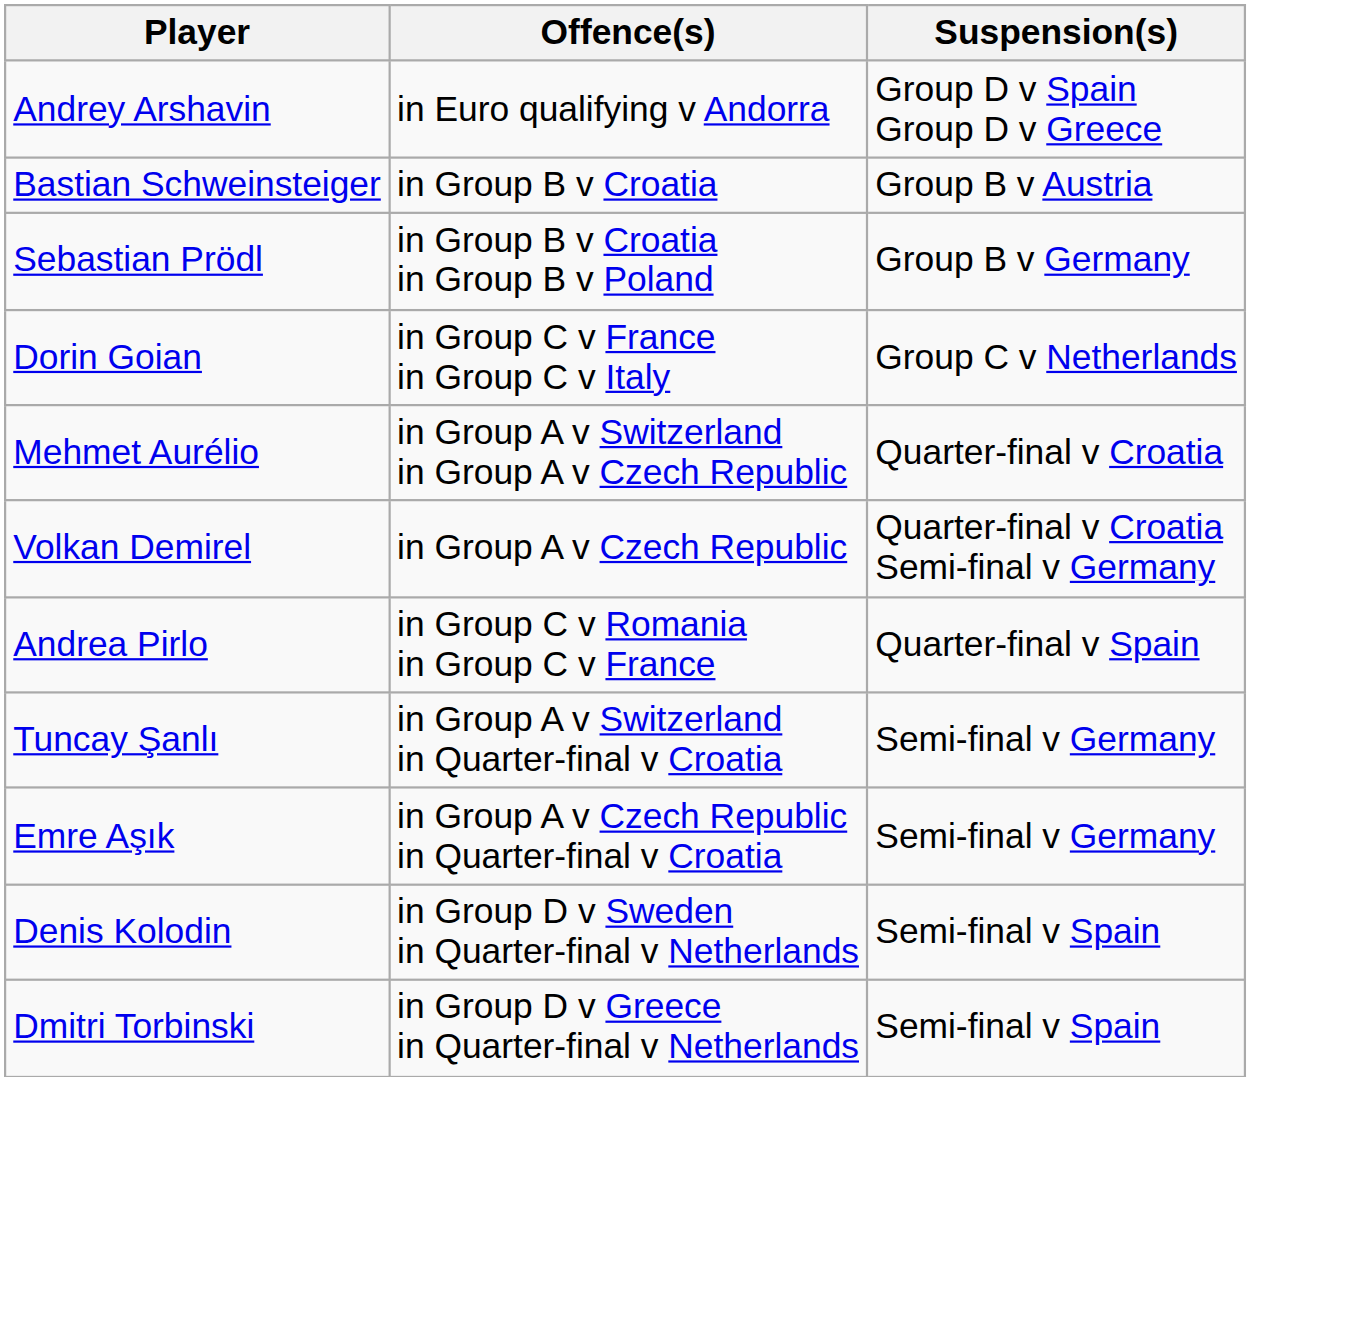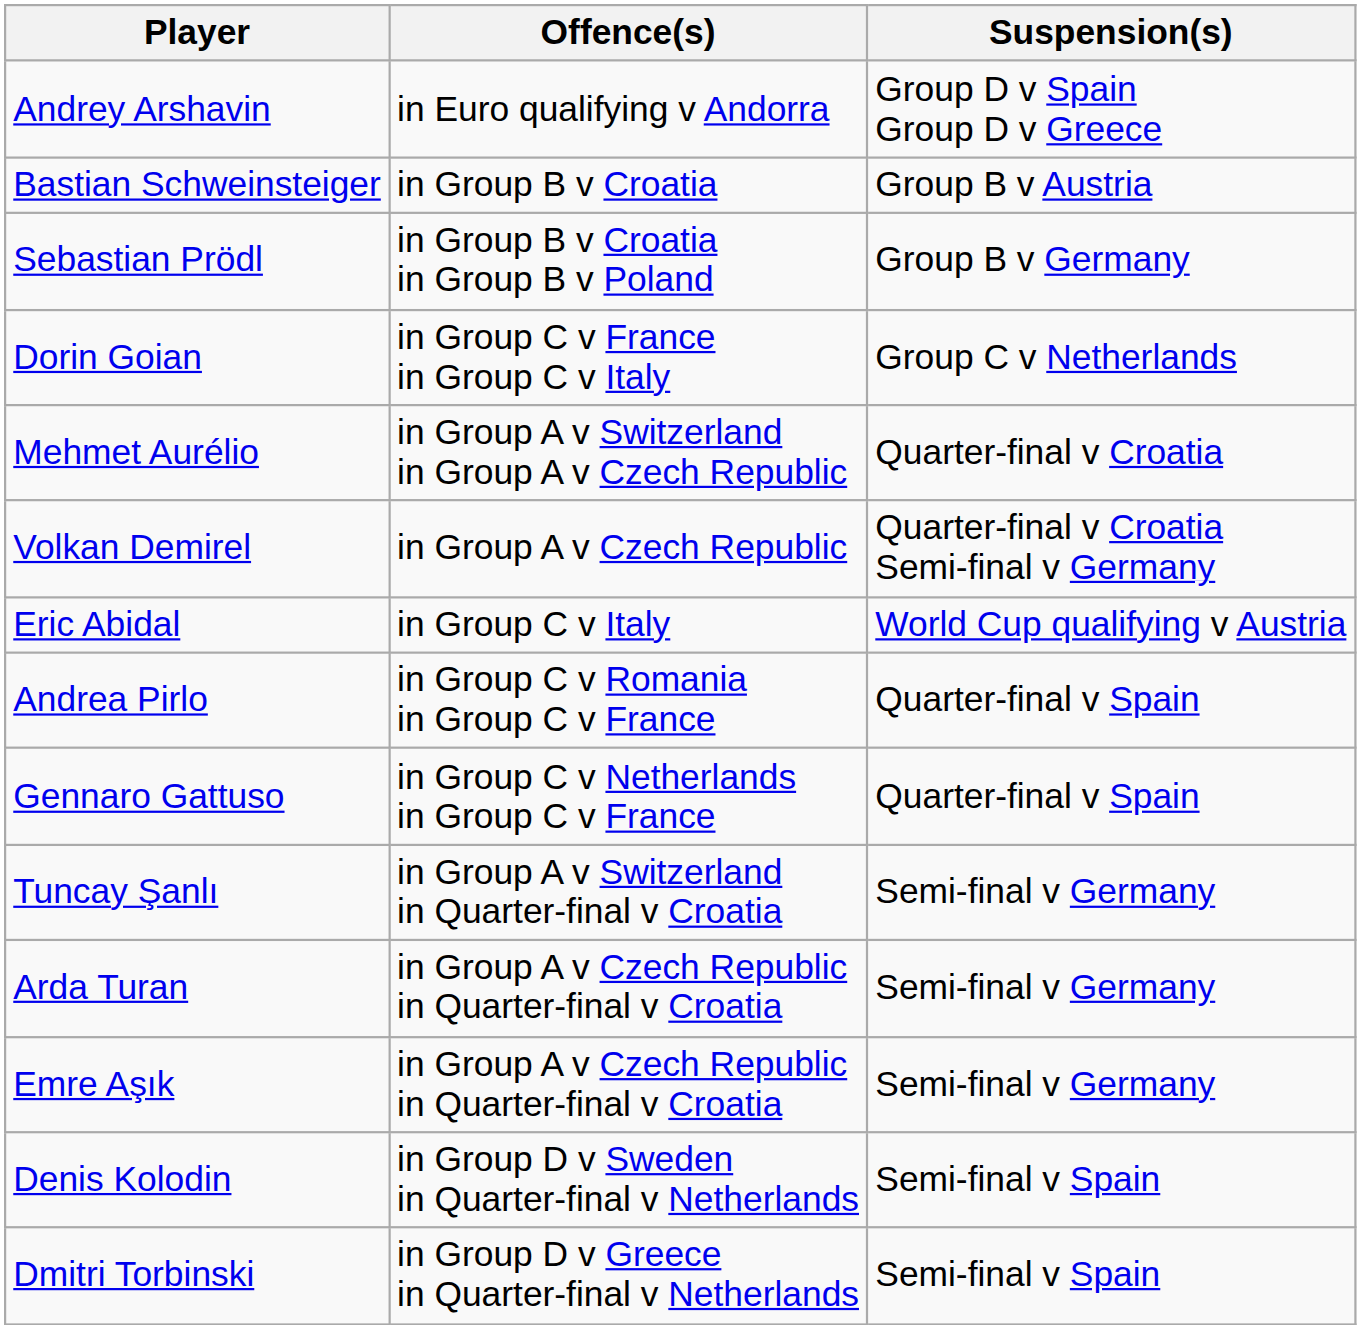+ row: (97, 623)
+ row: (149, 795)
+ row: (101, 987)
